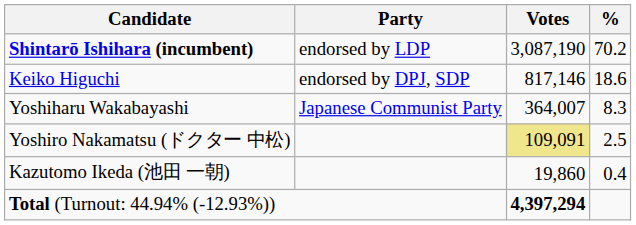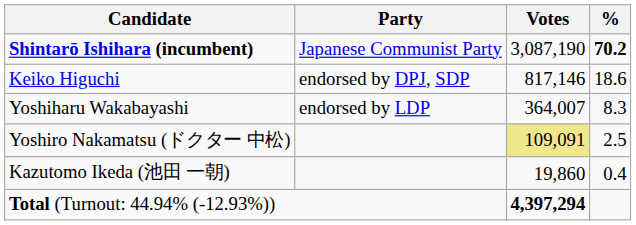(365, 49) endorsed by LDP -> (400, 49) Japanese Communist Party
(610, 49) normal -> (610, 49) bold
(400, 108) Japanese Communist Party -> (365, 108) endorsed by LDP
